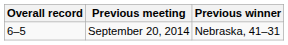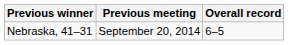columns swapped: (45, 13) <-> (238, 13)
